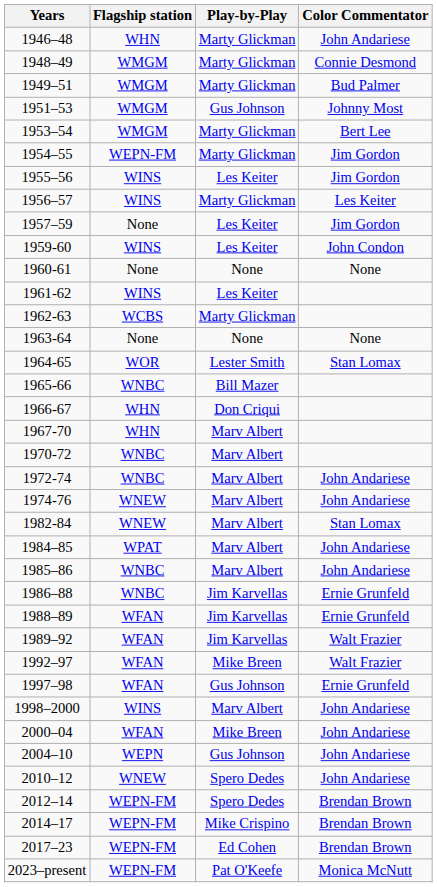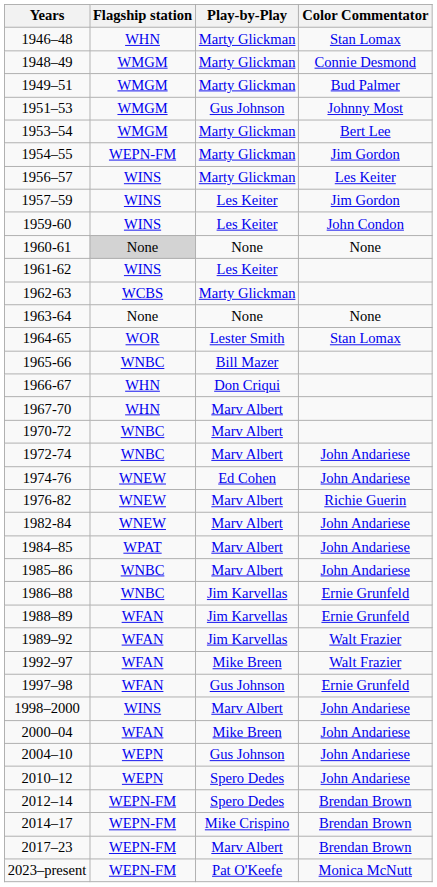(365, 39) John Andariese -> (365, 39) Stan Lomax
- row: (47, 177)
(143, 223) None -> (143, 200) WINS
(143, 270) no background -> (143, 246) lightgrey background
(247, 500) Marv Albert -> (247, 477) Ed Cohen
+ row: (47, 500)
(365, 524) Stan Lomax -> (365, 524) John Andariese
(143, 778) WNEW -> (143, 778) WEPN
(247, 847) Ed Cohen -> (247, 847) Marv Albert
